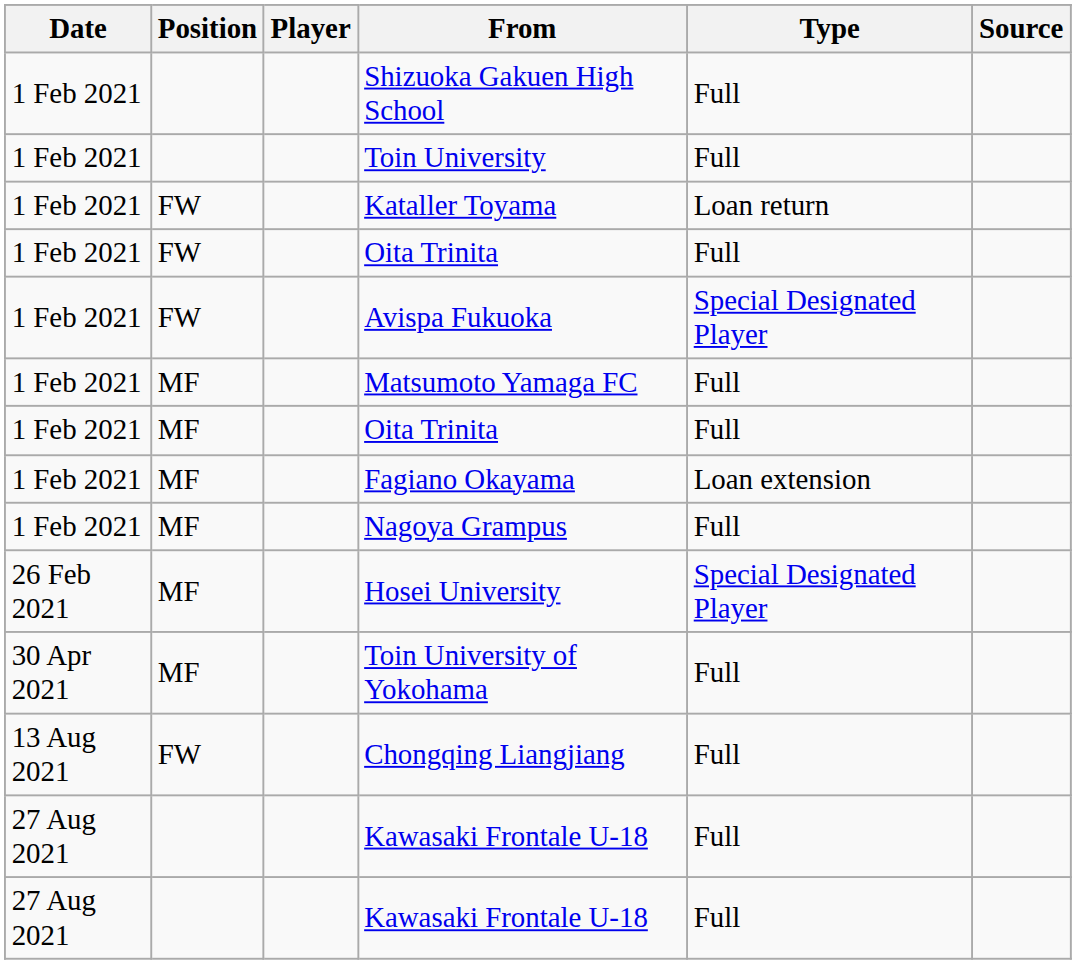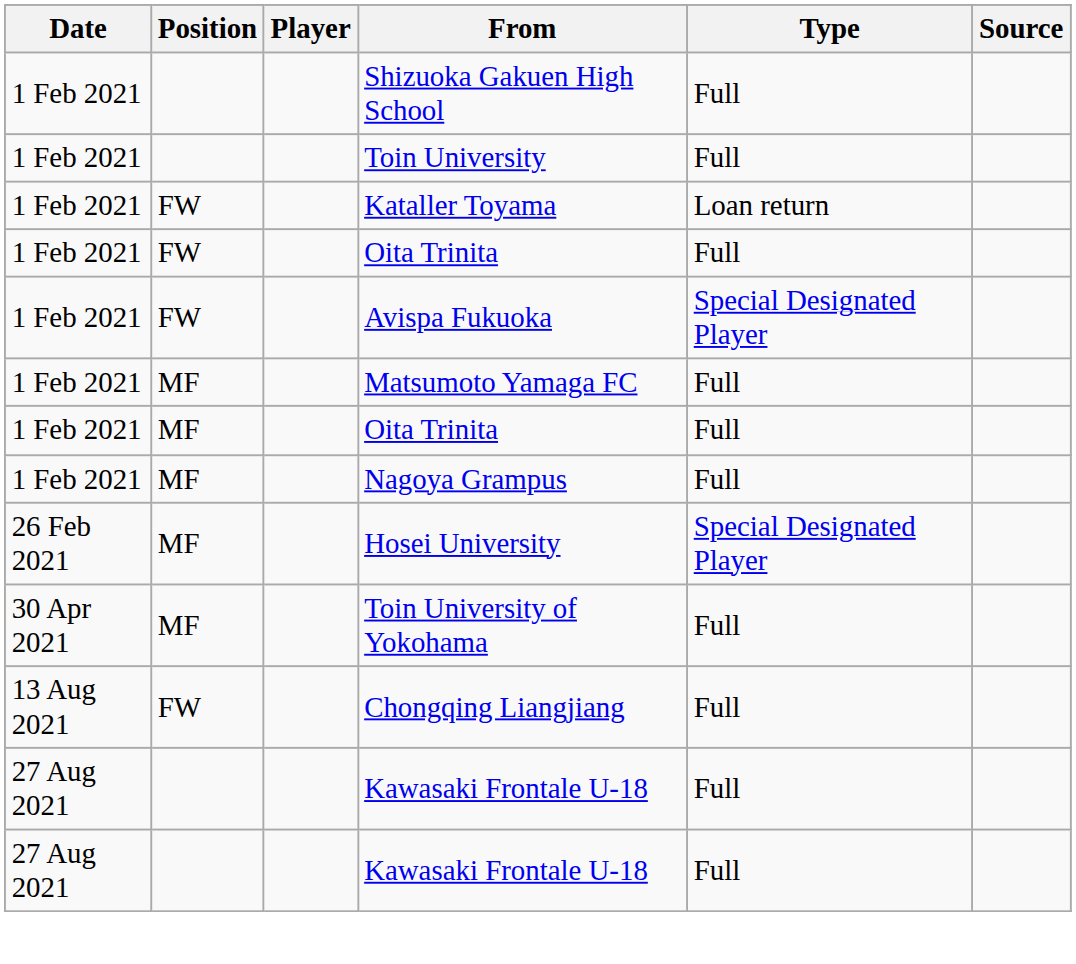- row: (179, 477)
